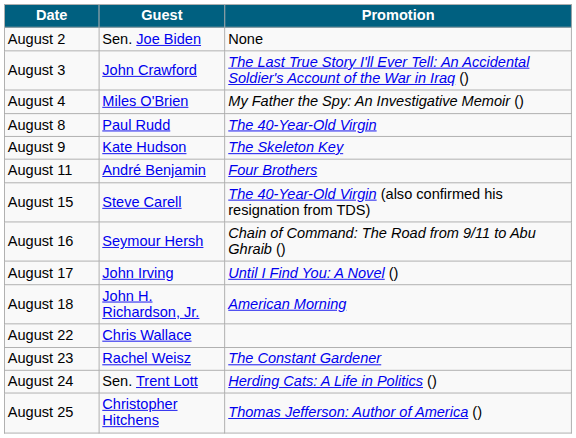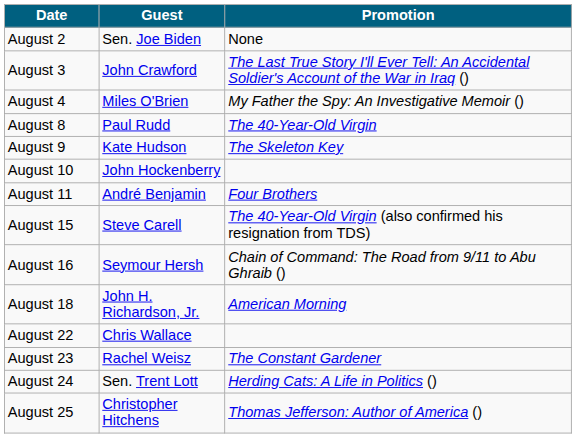+ row: (41, 170)
- row: (41, 273)
